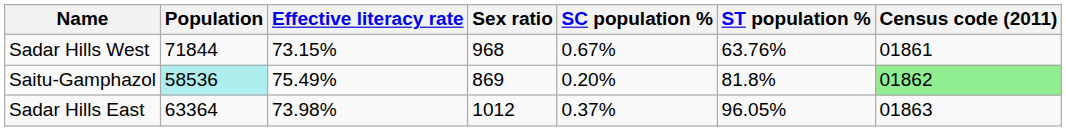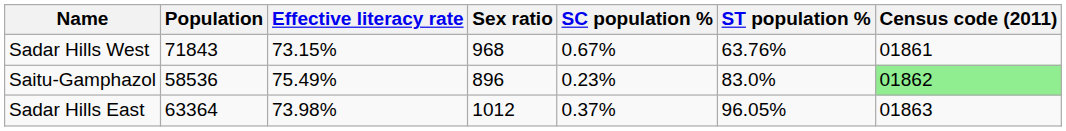(191, 49) 71844 -> (191, 49) 71843
(191, 79) paleturquoise background -> (191, 79) no background
(488, 79) 869 -> (488, 79) 896
(589, 79) 0.20% -> (589, 79) 0.23%
(749, 79) 81.8% -> (749, 79) 83.0%
